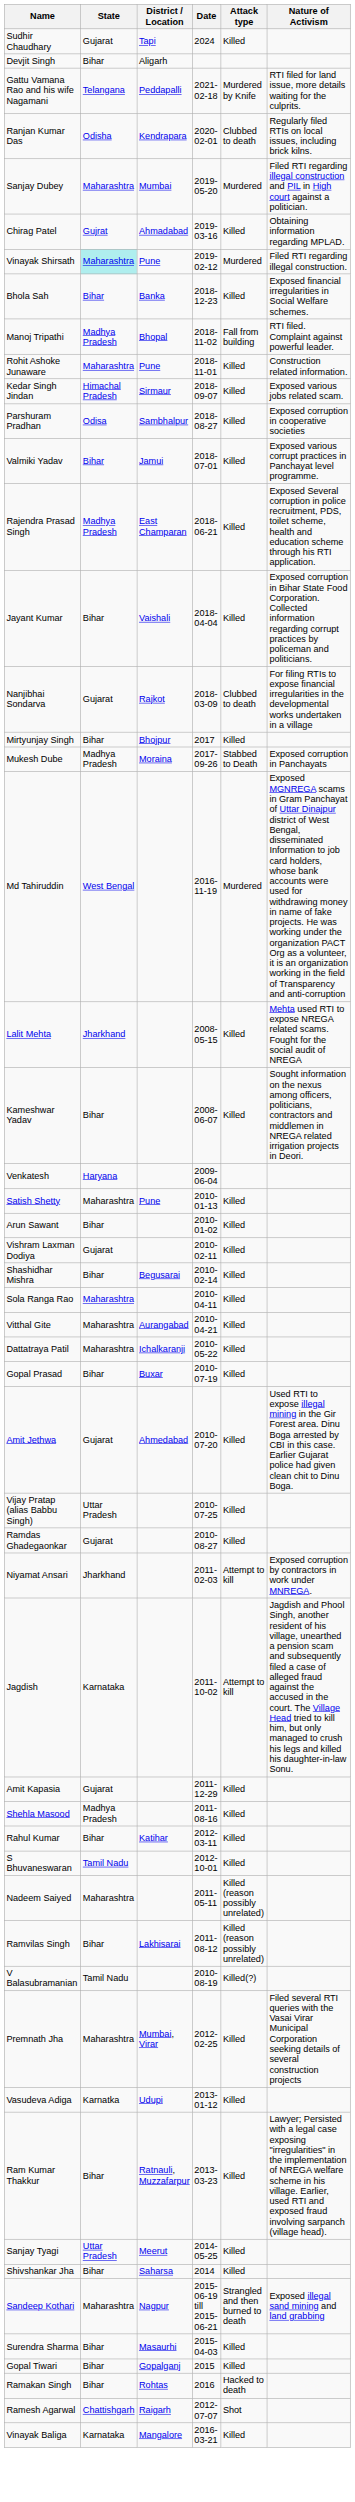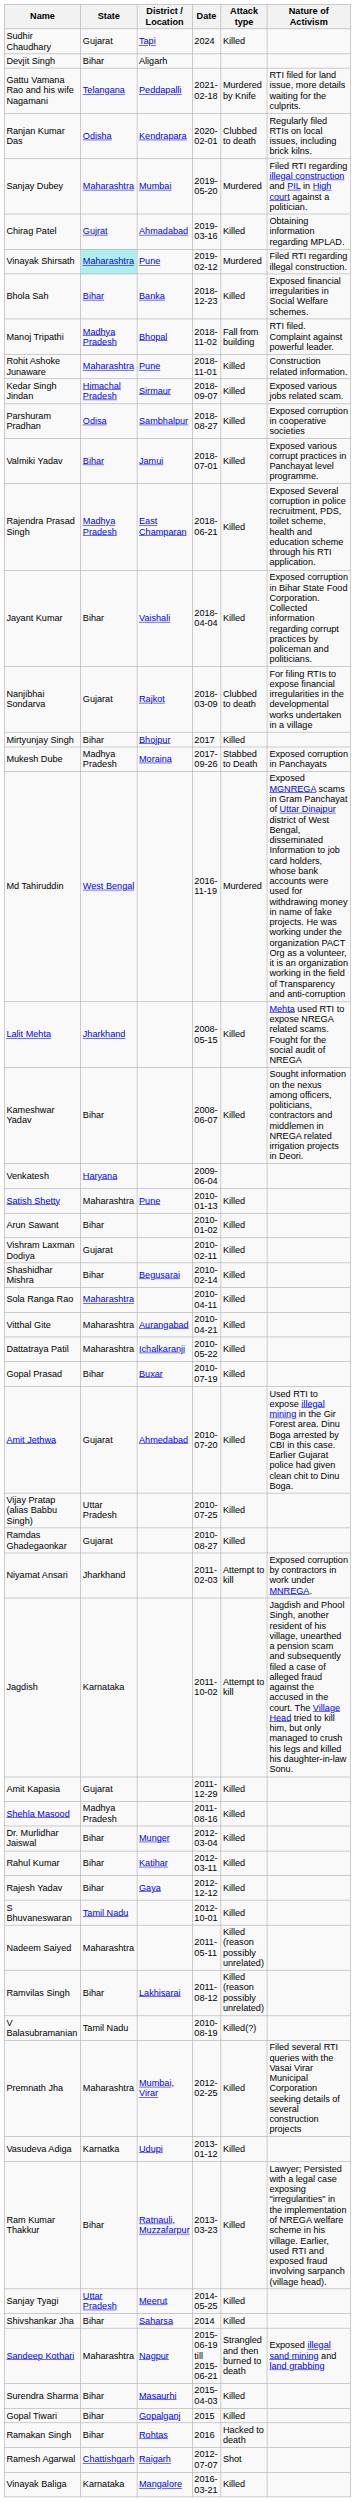+ row: (32, 1838)
+ row: (34, 1888)
